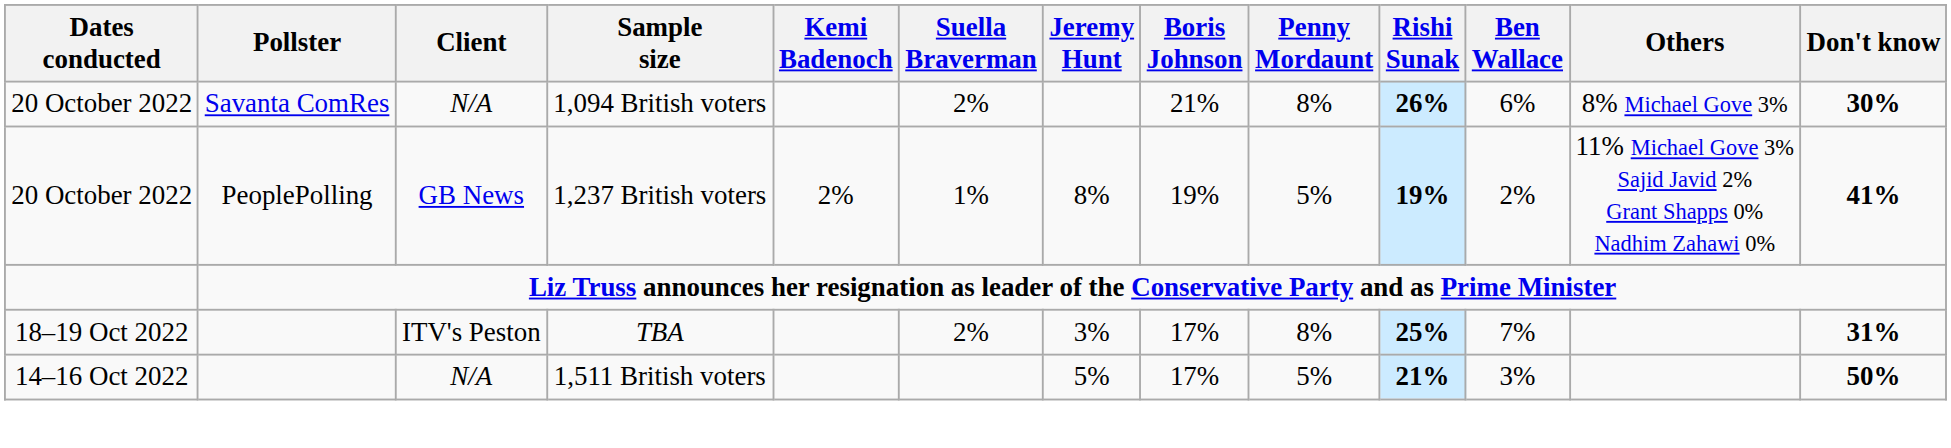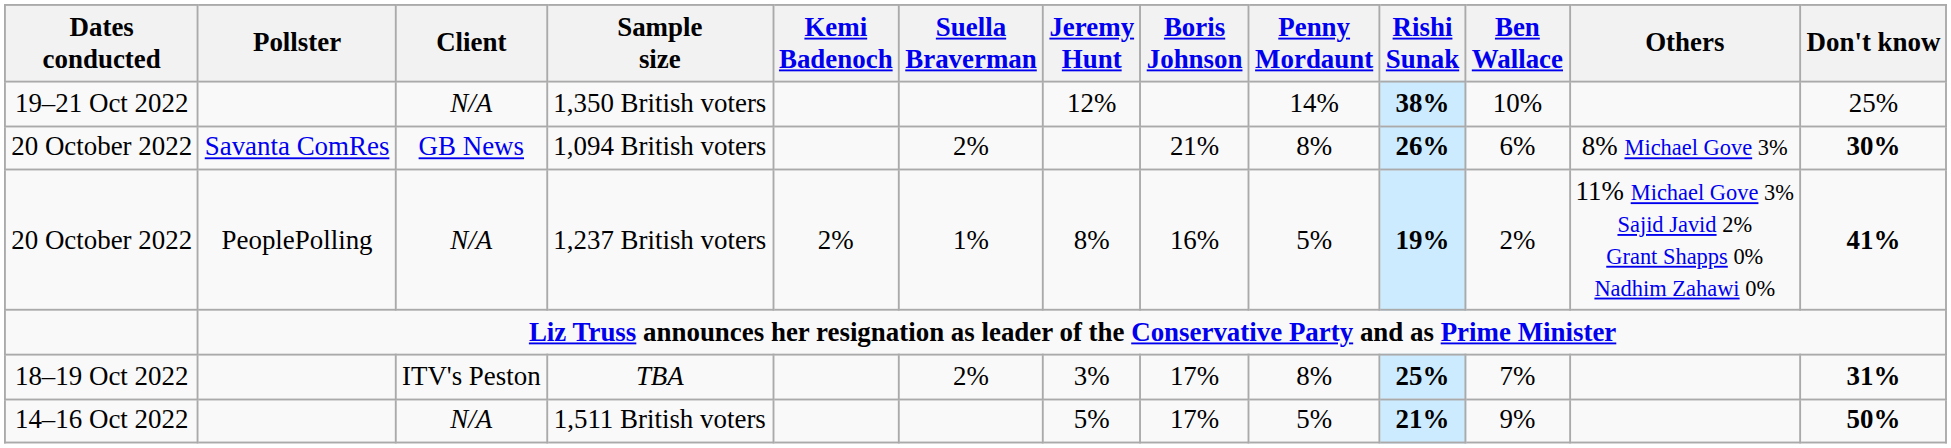+ row: (660, 103)
(471, 103) N/A -> (471, 147) GB News
(471, 195) GB News -> (471, 239) N/A
(1195, 195) 19% -> (1195, 239) 16%
(1517, 376) 3% -> (1517, 420) 9%
